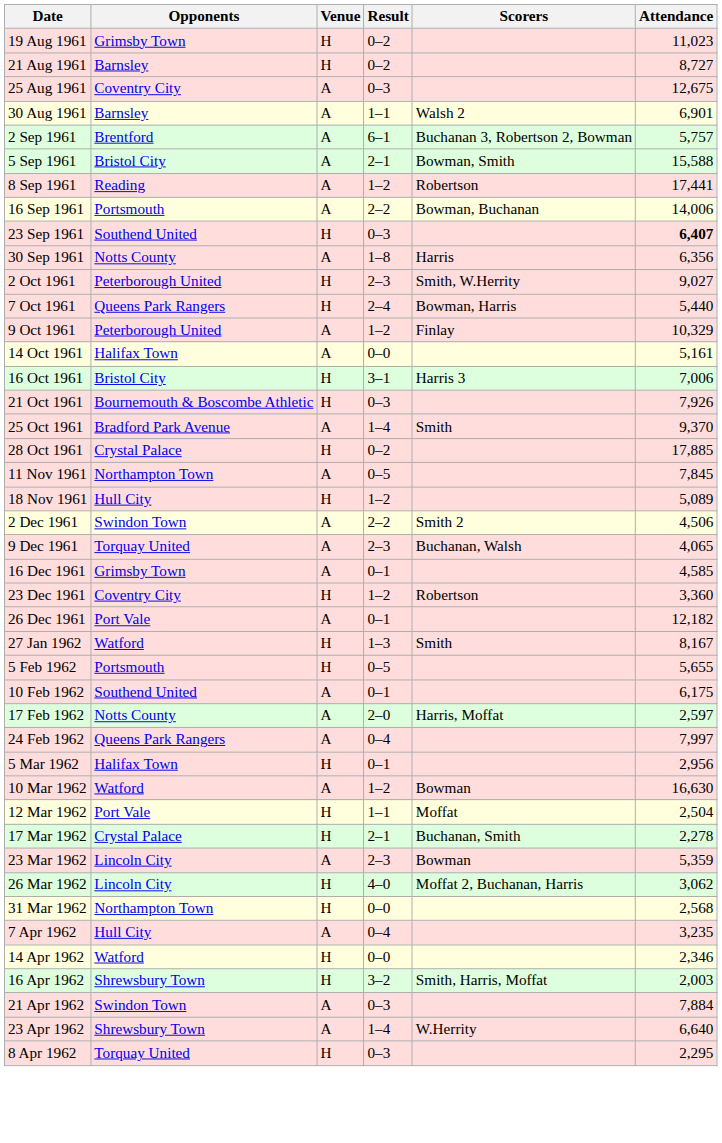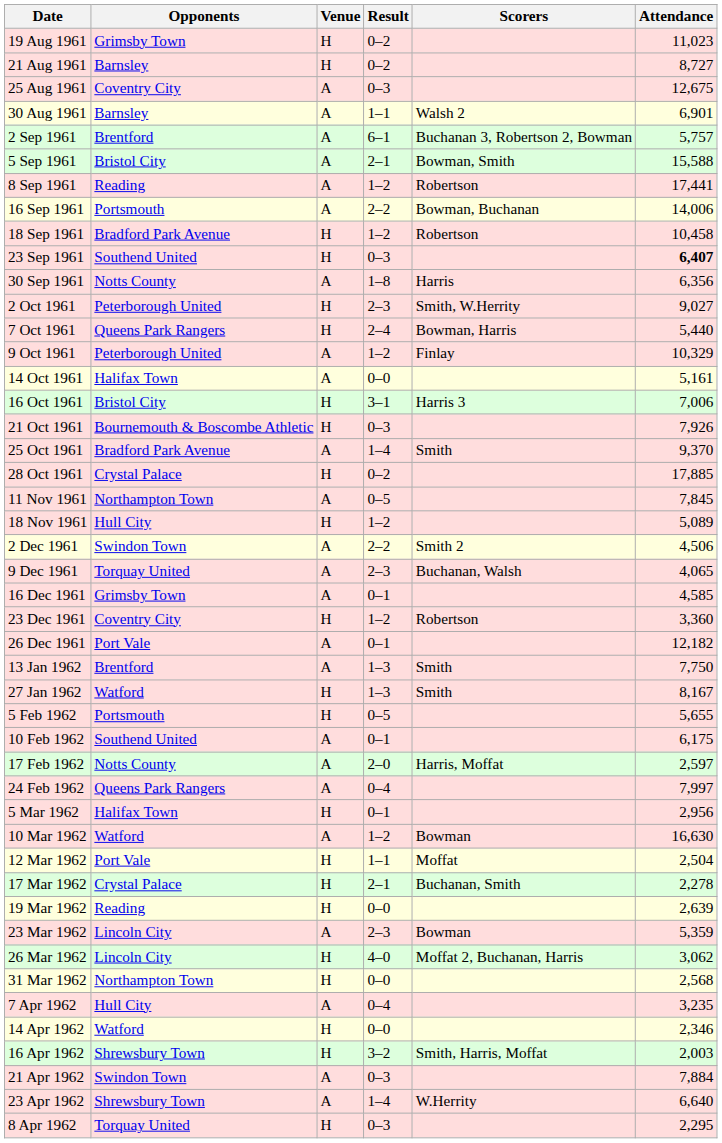+ row: (46, 233)
+ row: (45, 667)
+ row: (47, 908)
